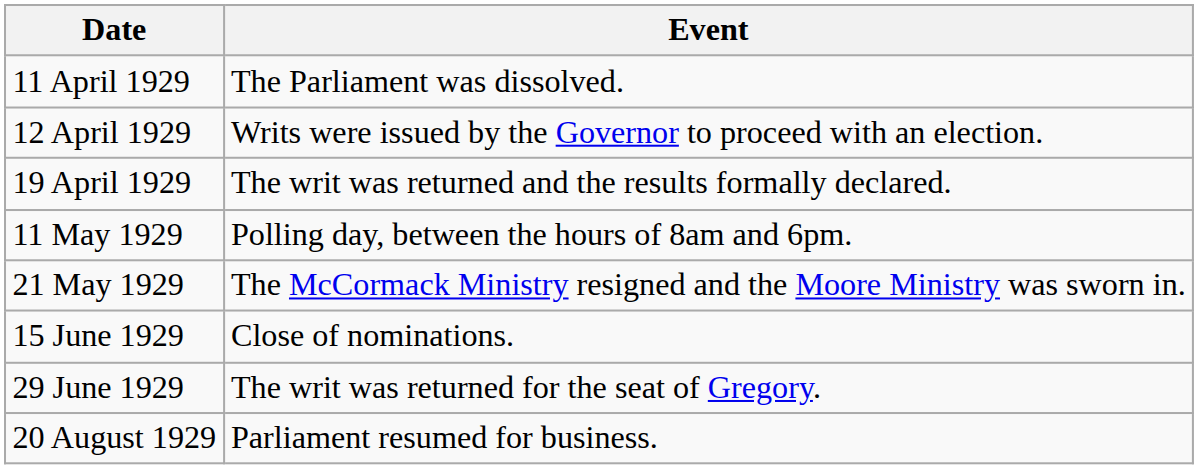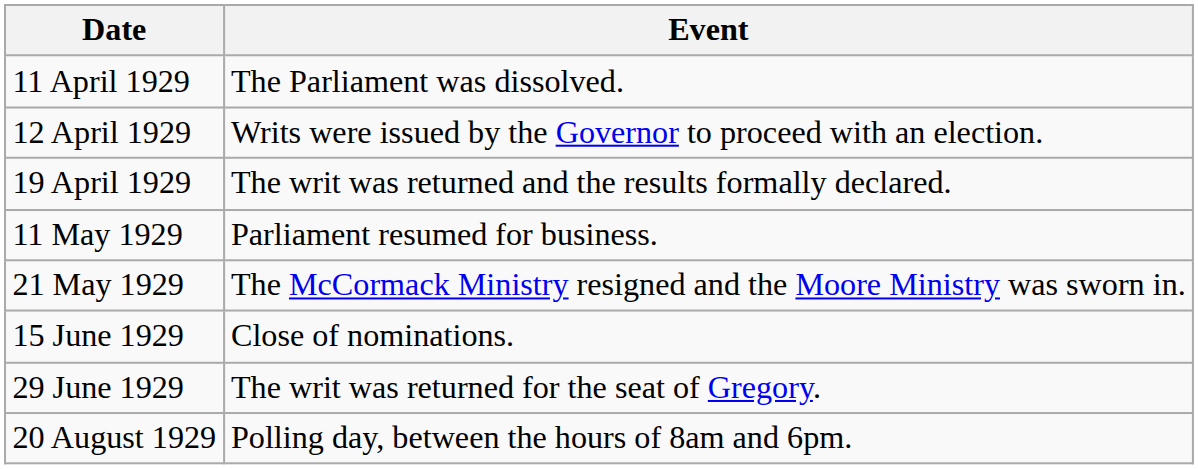(542, 234) Polling day, between the hours of 8am and 6pm. -> (444, 234) Parliament resumed for business.
(444, 438) Parliament resumed for business. -> (542, 438) Polling day, between the hours of 8am and 6pm.
